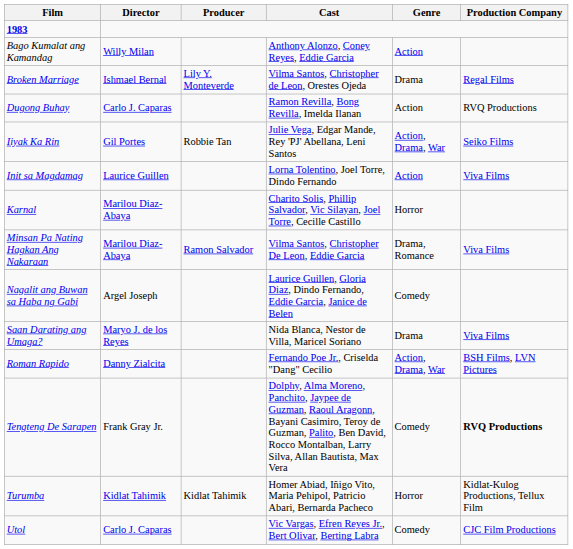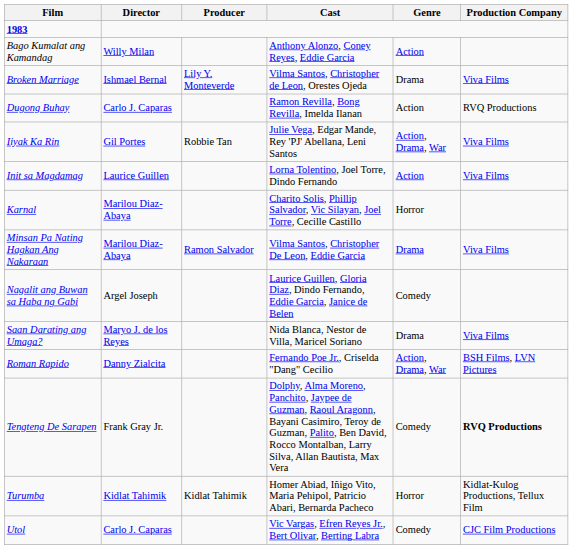(489, 79) Regal Films -> (486, 79) Viva Films
(488, 142) Seiko Films -> (486, 142) Viva Films
(414, 249) Drama, Romance -> (410, 249) Drama
